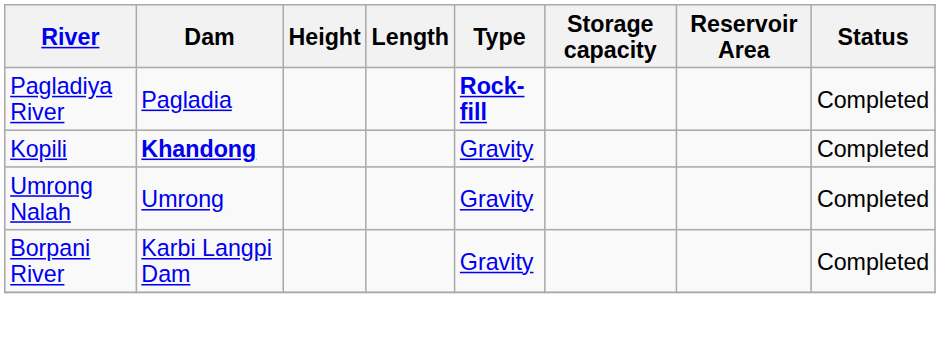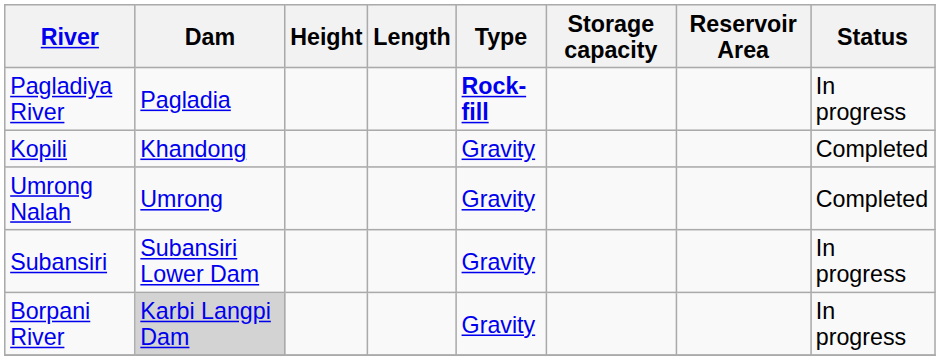(873, 99) Completed -> (861, 99) In progress
(199, 149) bold -> (193, 149) normal
+ row: (59, 262)
(207, 262) no background -> (206, 324) lightgrey background
(873, 262) Completed -> (861, 324) In progress
